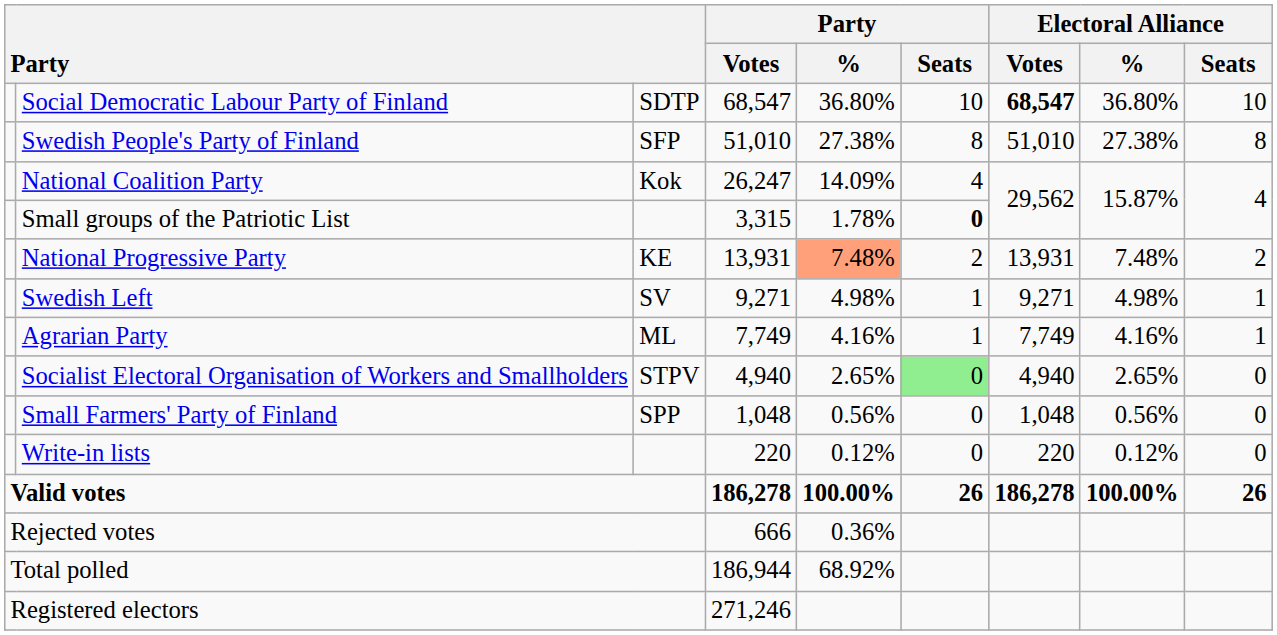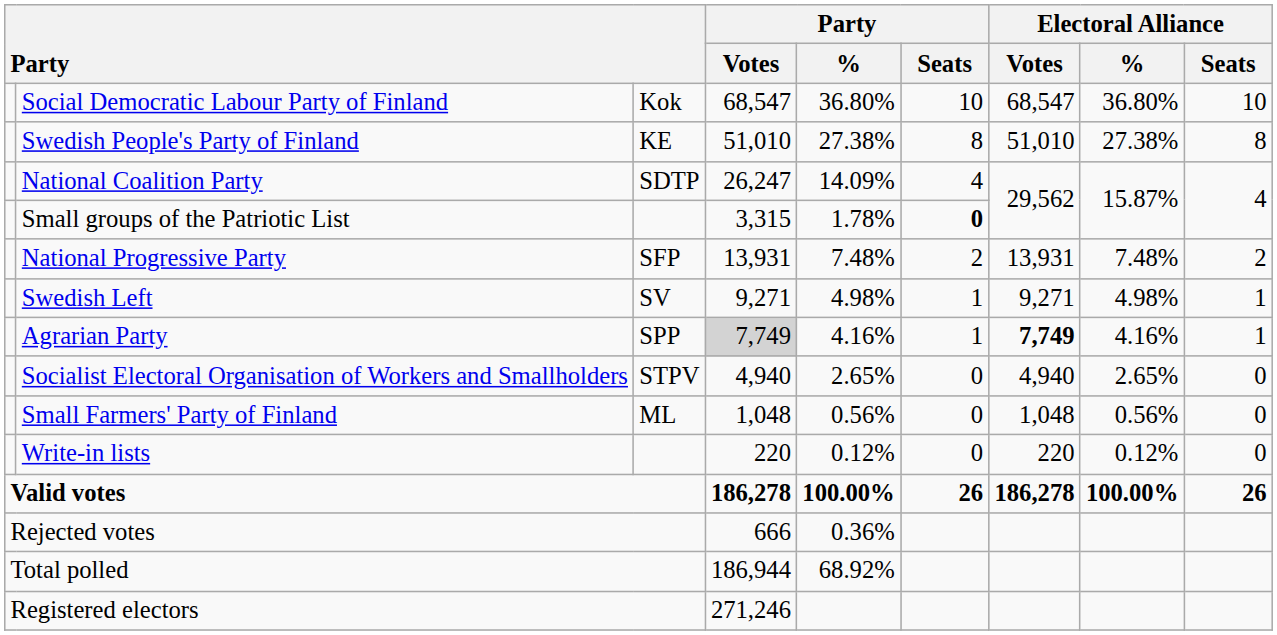(669, 102) SDTP -> (661, 102) Kok
(1041, 102) bold -> (1041, 102) normal
(660, 141) SFP -> (656, 141) KE
(661, 180) Kok -> (669, 180) SDTP
(656, 258) KE -> (660, 258) SFP
(863, 258) lightsalmon background -> (863, 258) no background
(658, 336) ML -> (660, 336) SPP
(763, 336) no background -> (763, 336) lightgrey background
(1047, 336) normal -> (1047, 336) bold
(977, 375) lightgreen background -> (977, 375) no background
(660, 414) SPP -> (658, 414) ML
